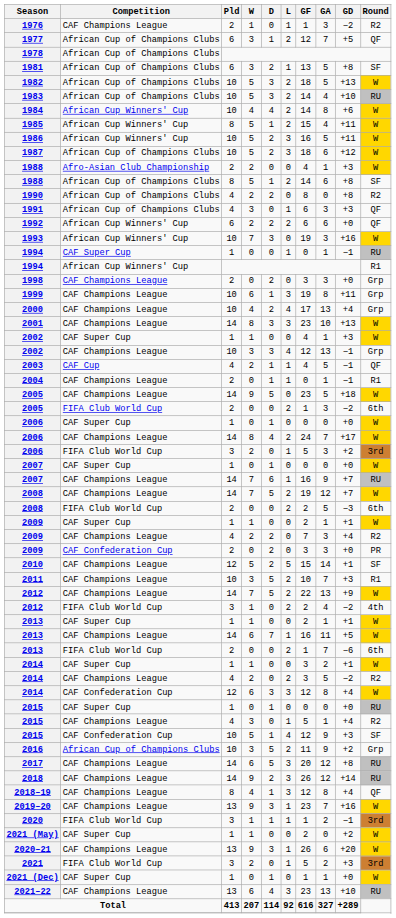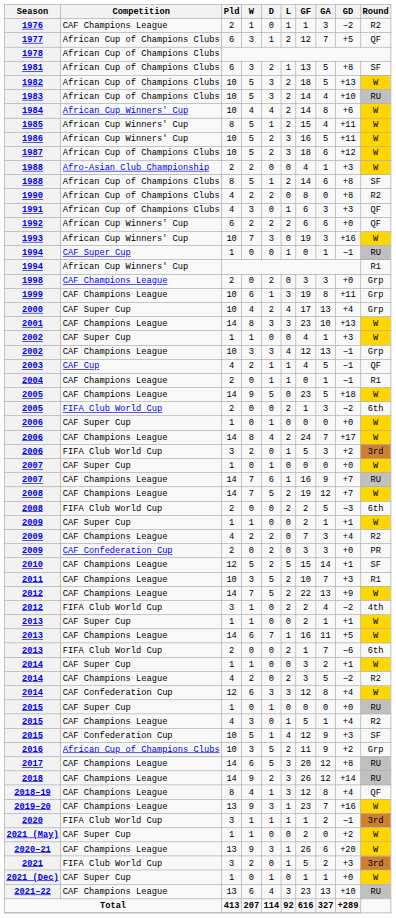(115, 310) CAF Champions League -> (97, 310) CAF Super Cup
